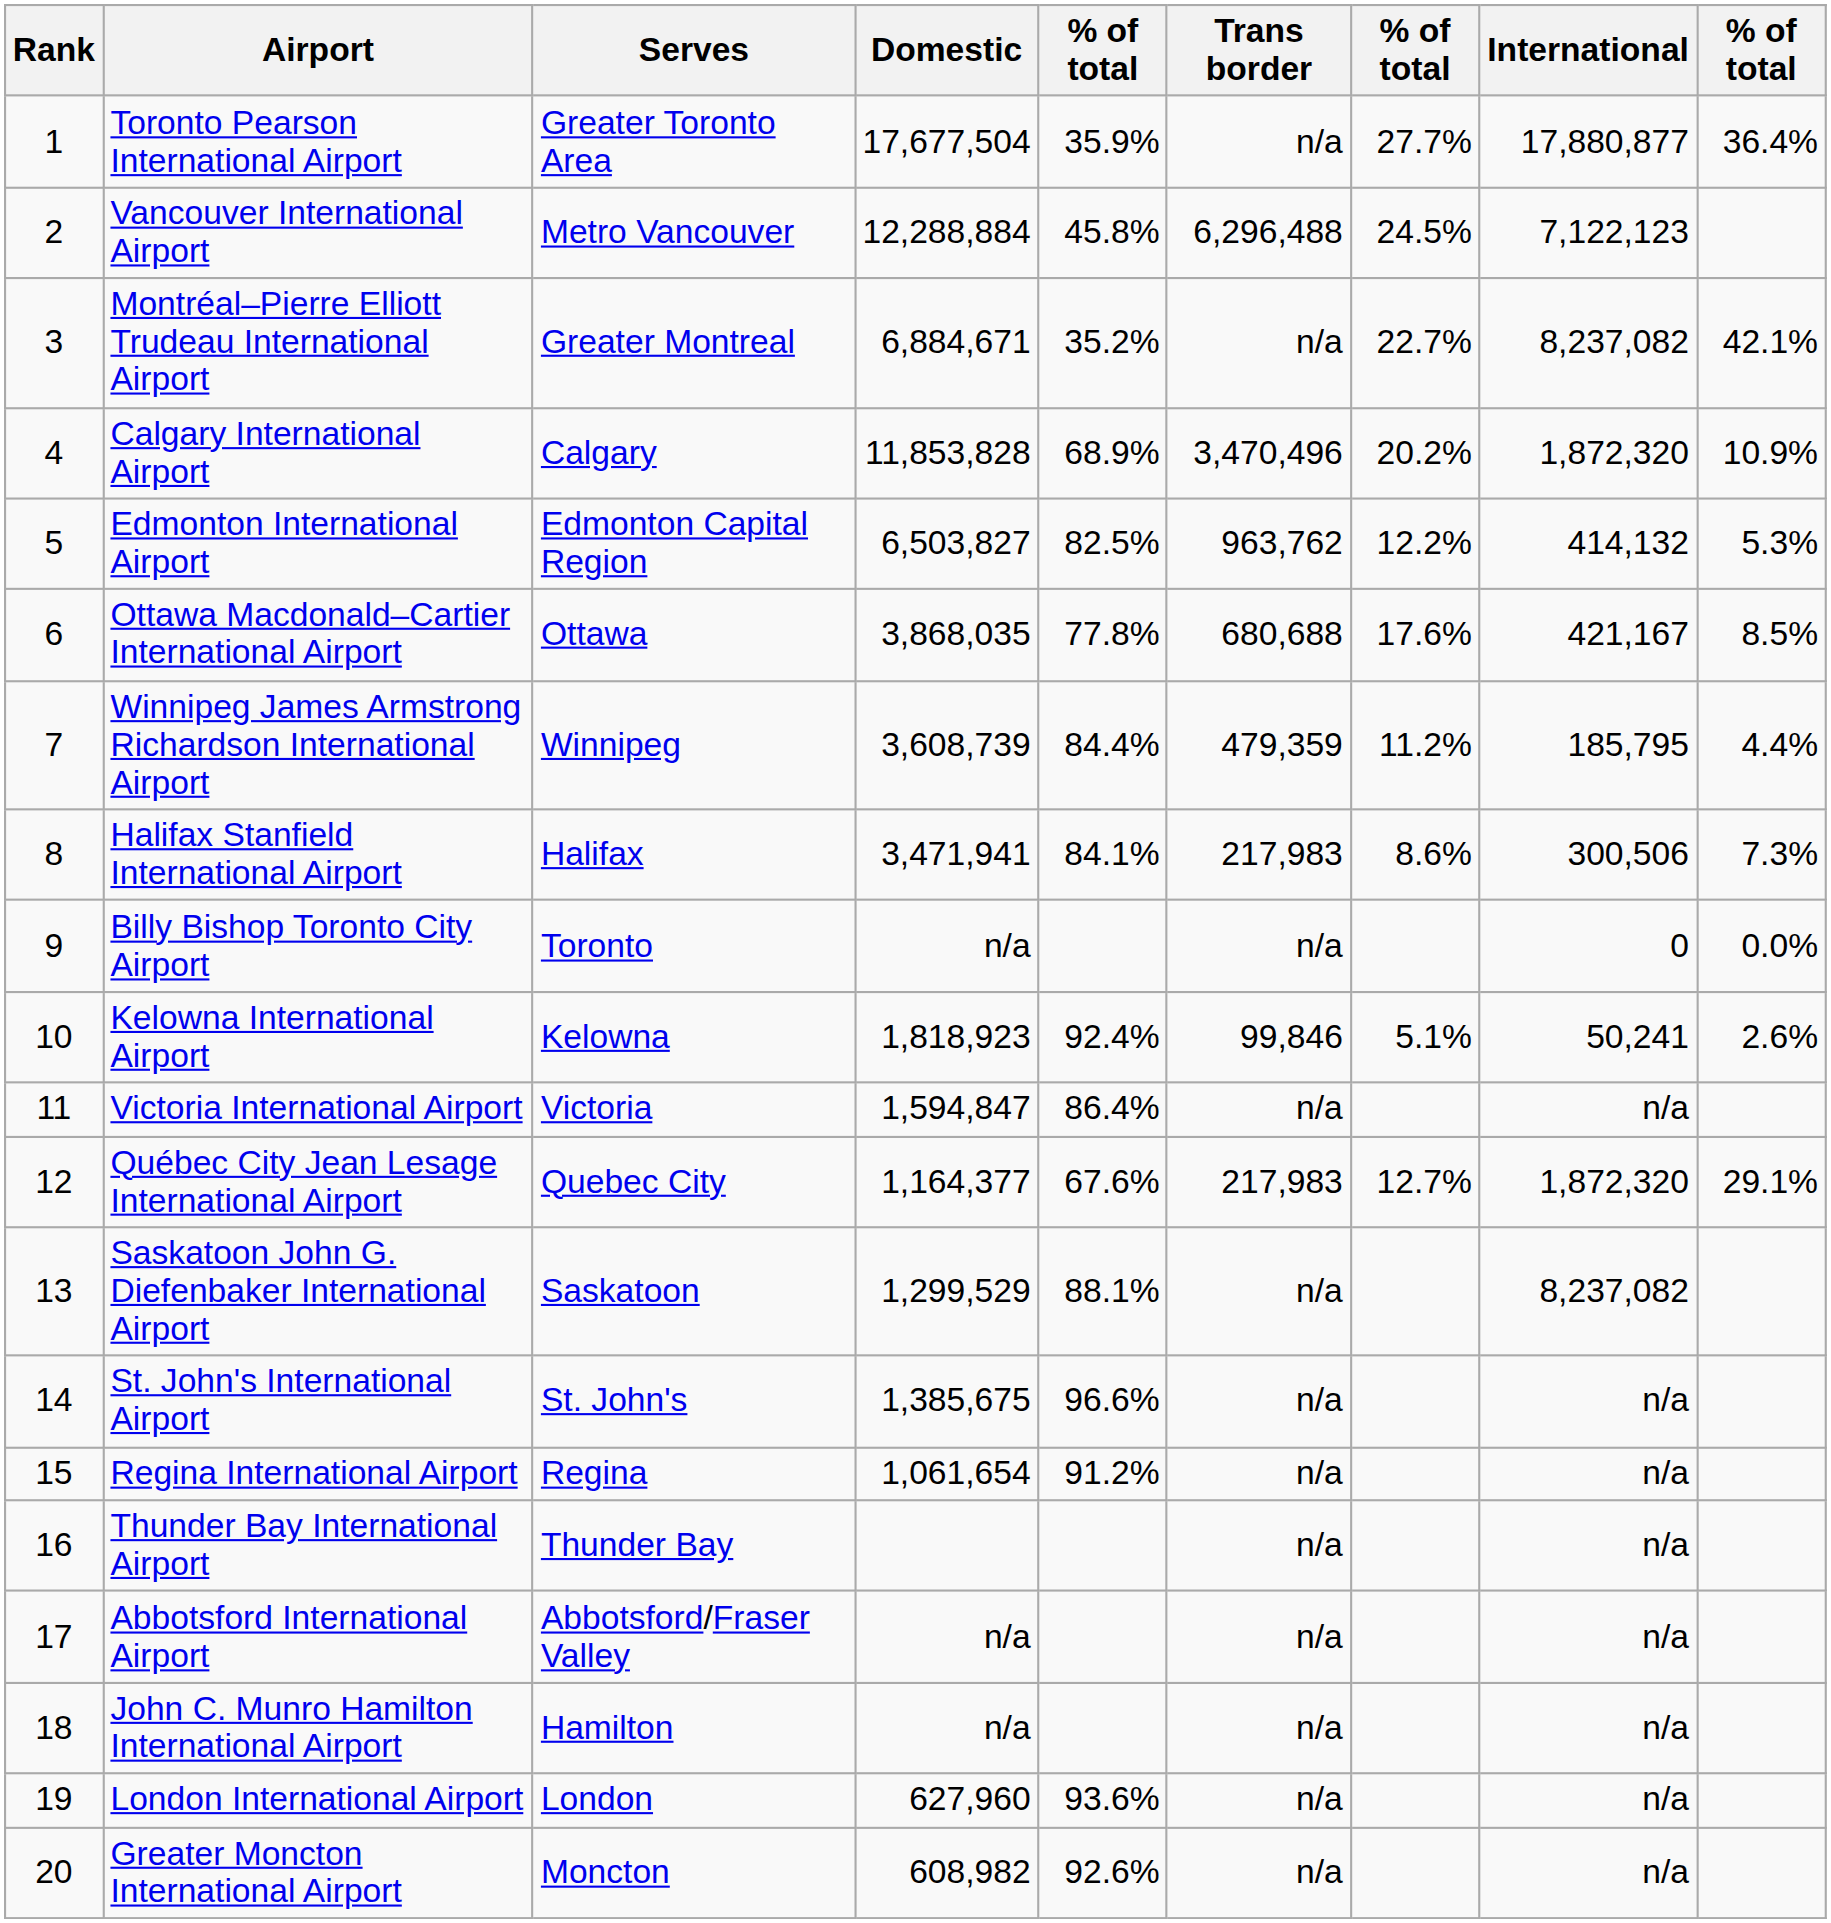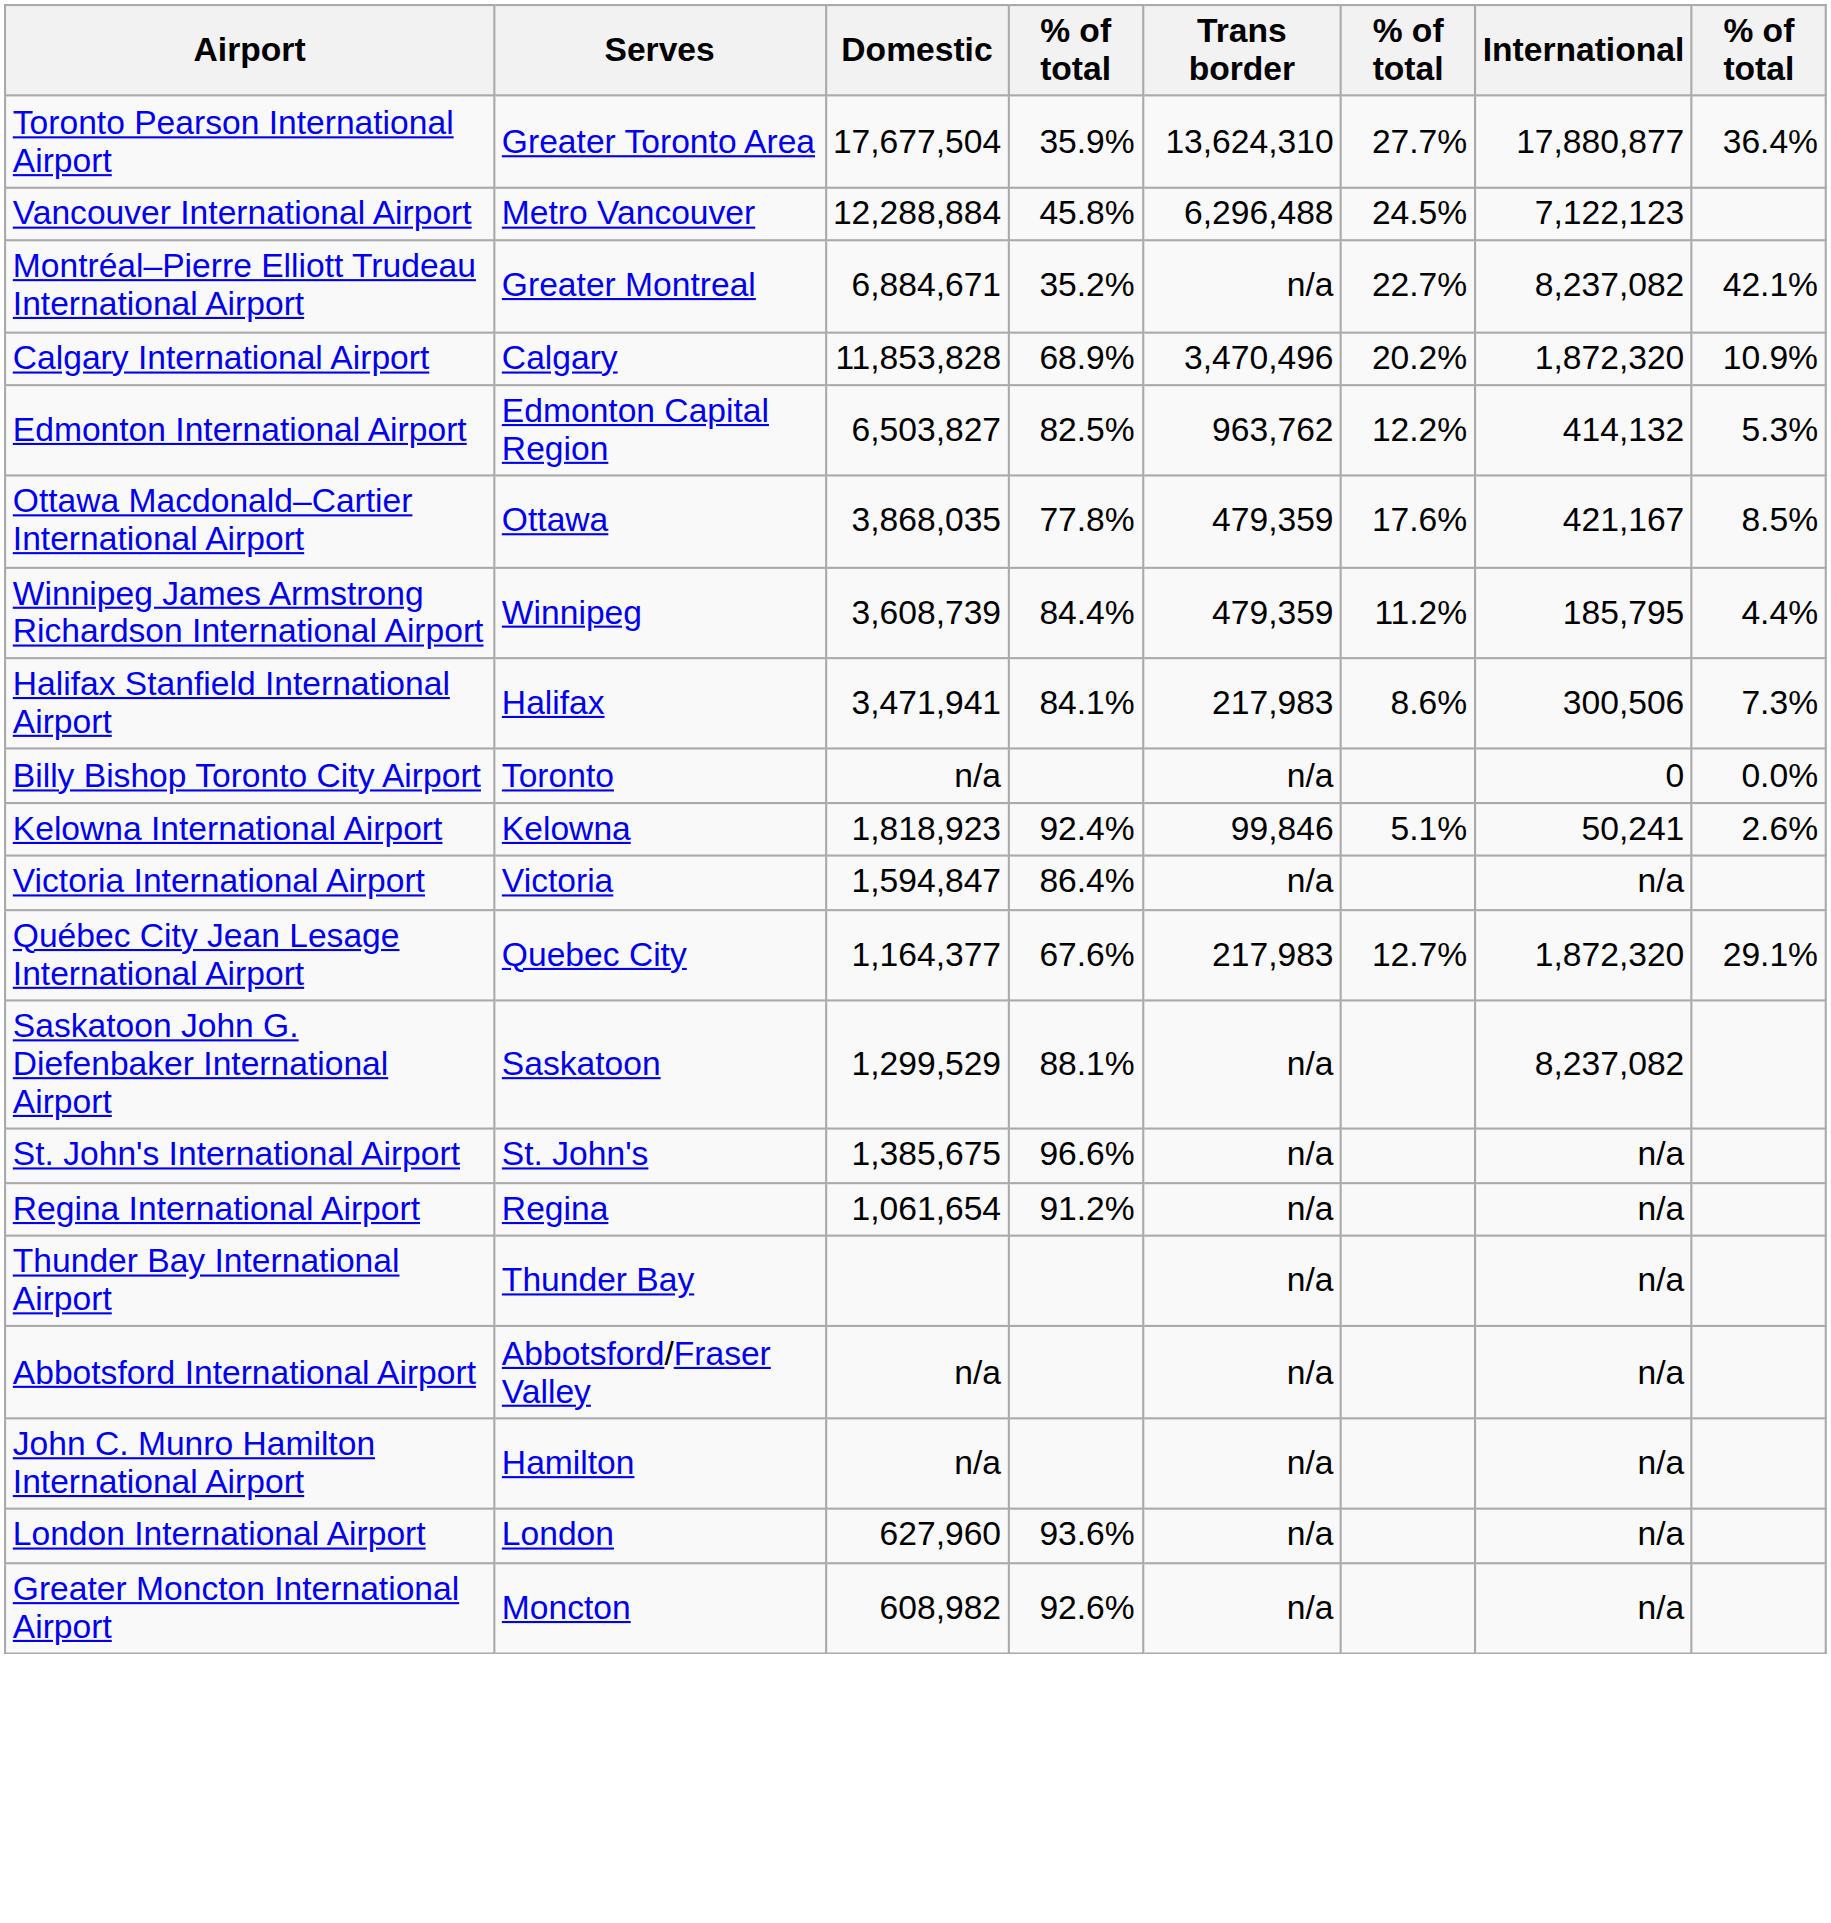- column: (54, 50)
(1319, 141) n/a -> (1249, 141) 13,624,310
(1282, 634) 680,688 -> (1273, 520) 479,359
